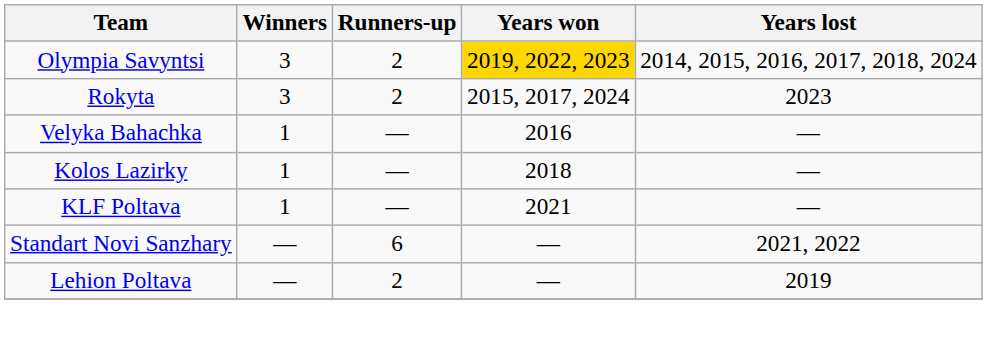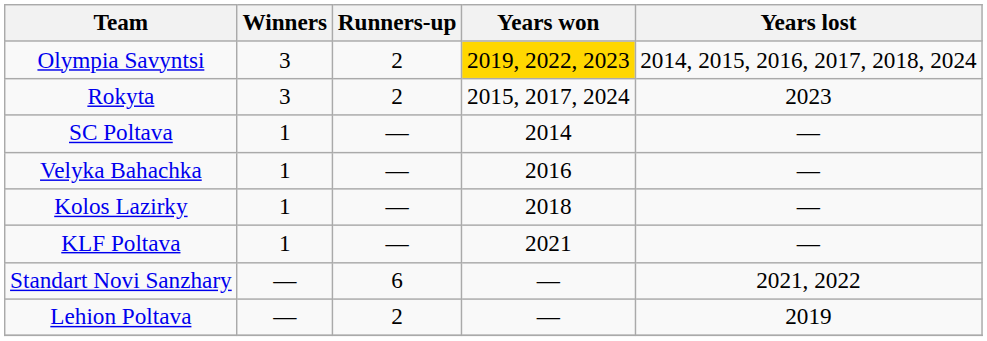+ row: (121, 133)
